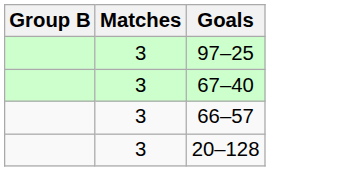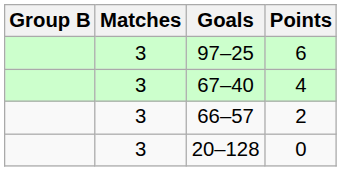+ column: (301, 20)
